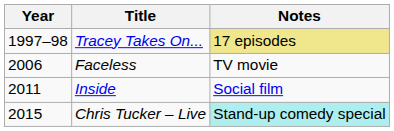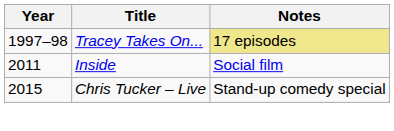- row: (106, 65)
(299, 114) paleturquoise background -> (299, 89) no background
